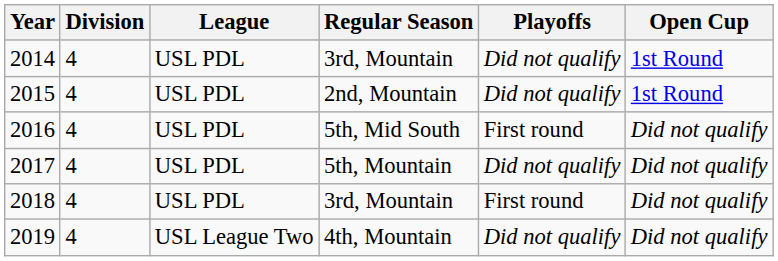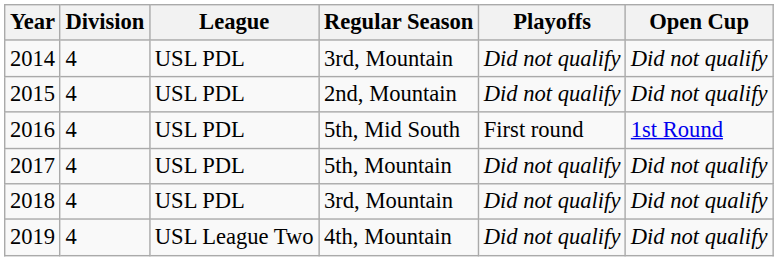(677, 58) 1st Round -> (699, 58) Did not qualify
(677, 93) 1st Round -> (699, 93) Did not qualify
(699, 129) Did not qualify -> (677, 129) 1st Round
(534, 201) First round -> (552, 201) Did not qualify
